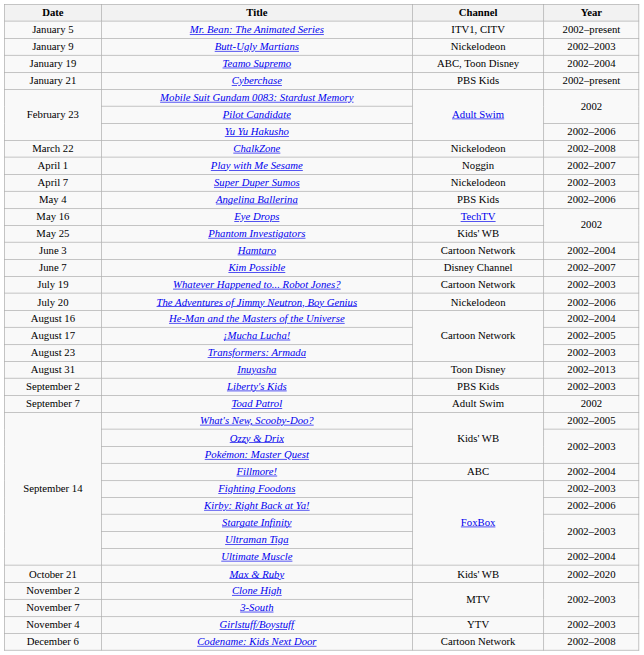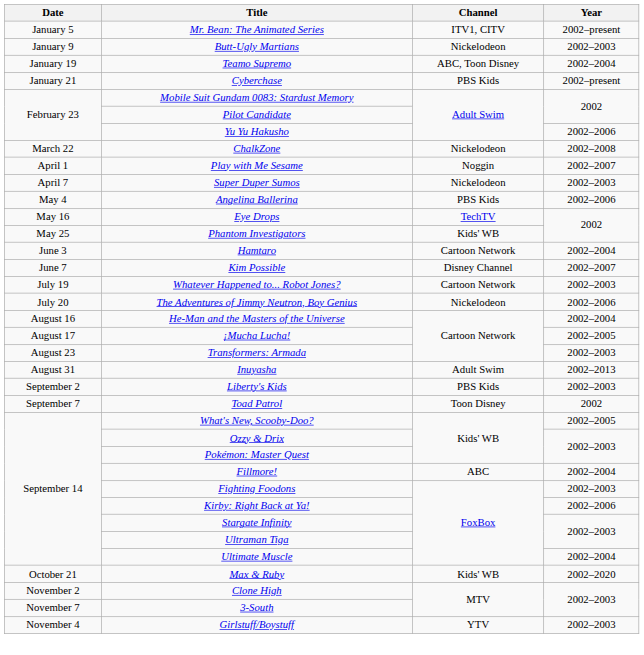(478, 370) Toon Disney -> (478, 370) Adult Swim
(478, 404) Adult Swim -> (478, 404) Toon Disney
- row: (257, 642)
